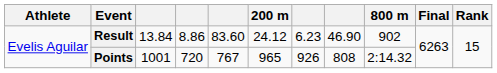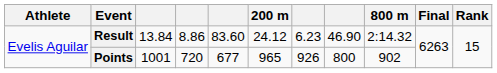(390, 37) 902 -> (390, 37) 2:14.32
(228, 58) 767 -> (228, 58) 677
(344, 58) 808 -> (344, 58) 800
(390, 58) 2:14.32 -> (390, 58) 902
